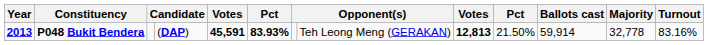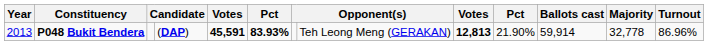(19, 31) bold -> (19, 31) normal
(515, 31) 21.50% -> (515, 31) 21.90%
(678, 31) 83.16% -> (678, 31) 86.96%
